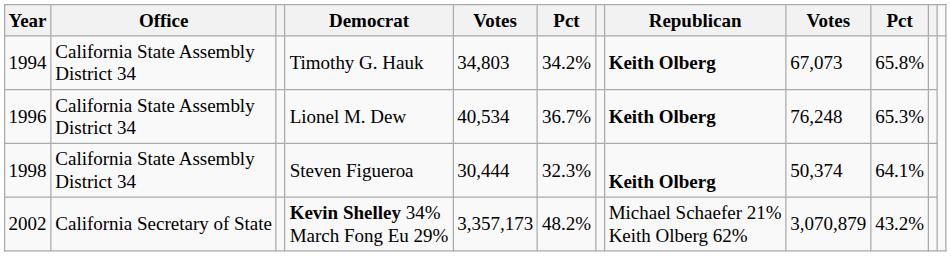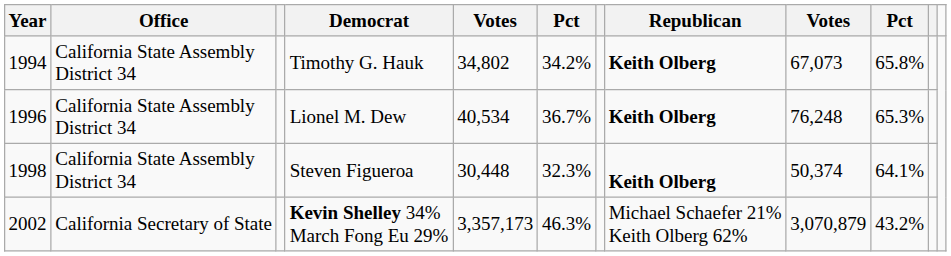(483, 62) 34,803 -> (483, 62) 34,802
(483, 170) 30,444 -> (483, 170) 30,448
(566, 224) 48.2% -> (566, 224) 46.3%
